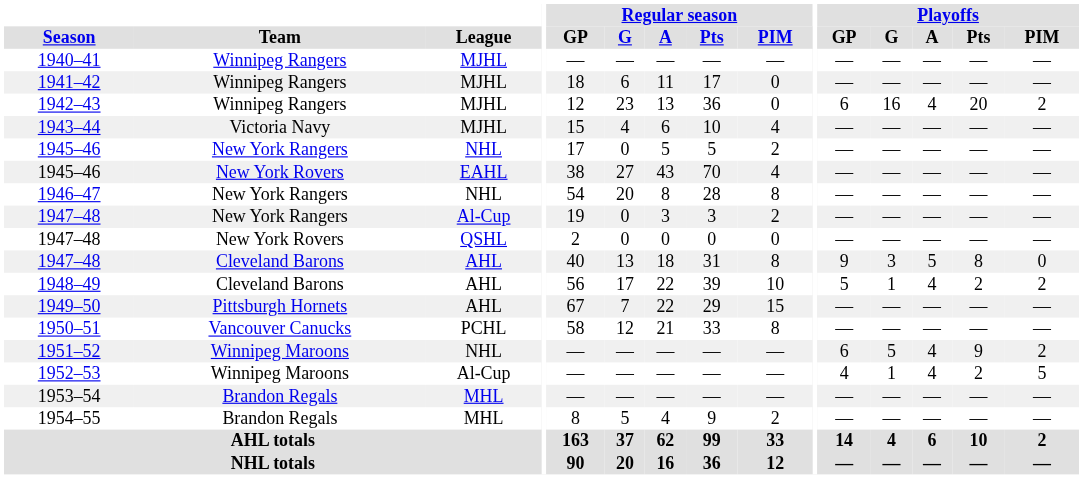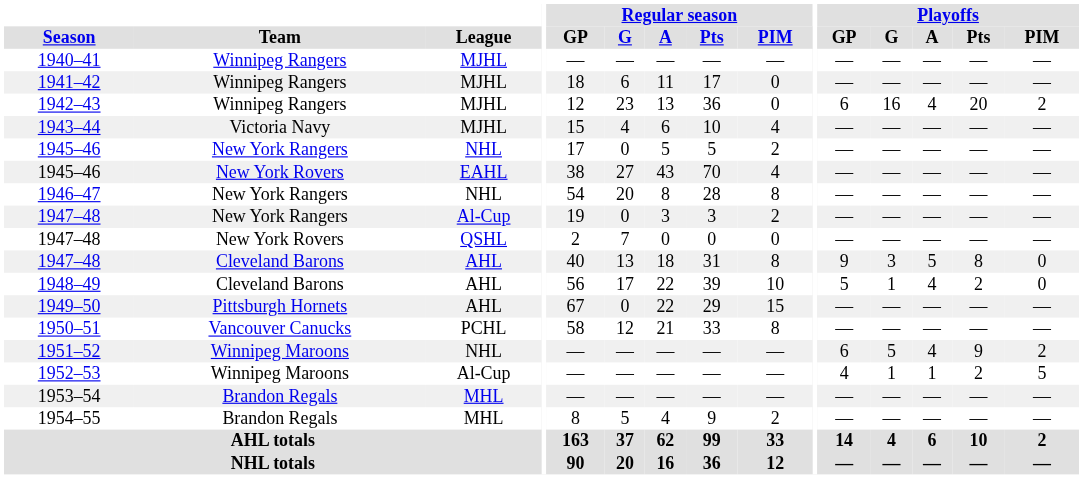(625, 239) 0 -> (625, 239) 7
(1042, 283) 2 -> (1042, 283) 0
(625, 306) 7 -> (625, 306) 0
(932, 373) 4 -> (932, 373) 1
